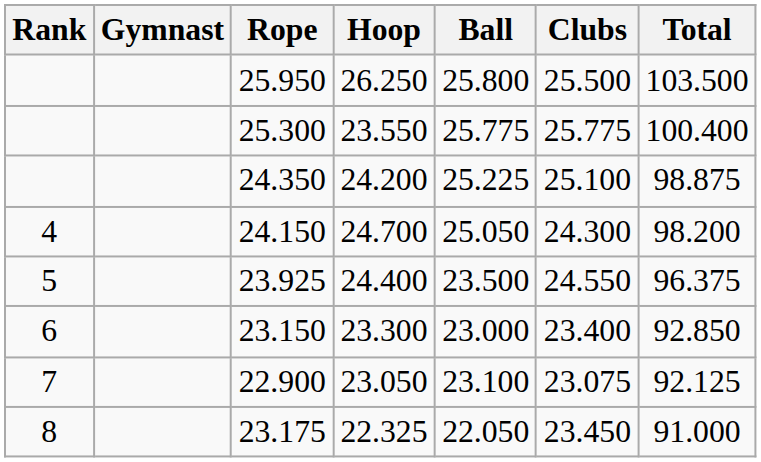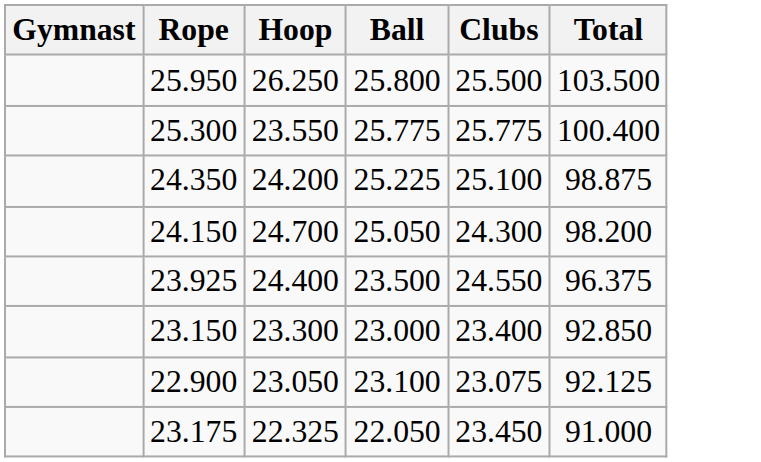- column: (49, 29)
